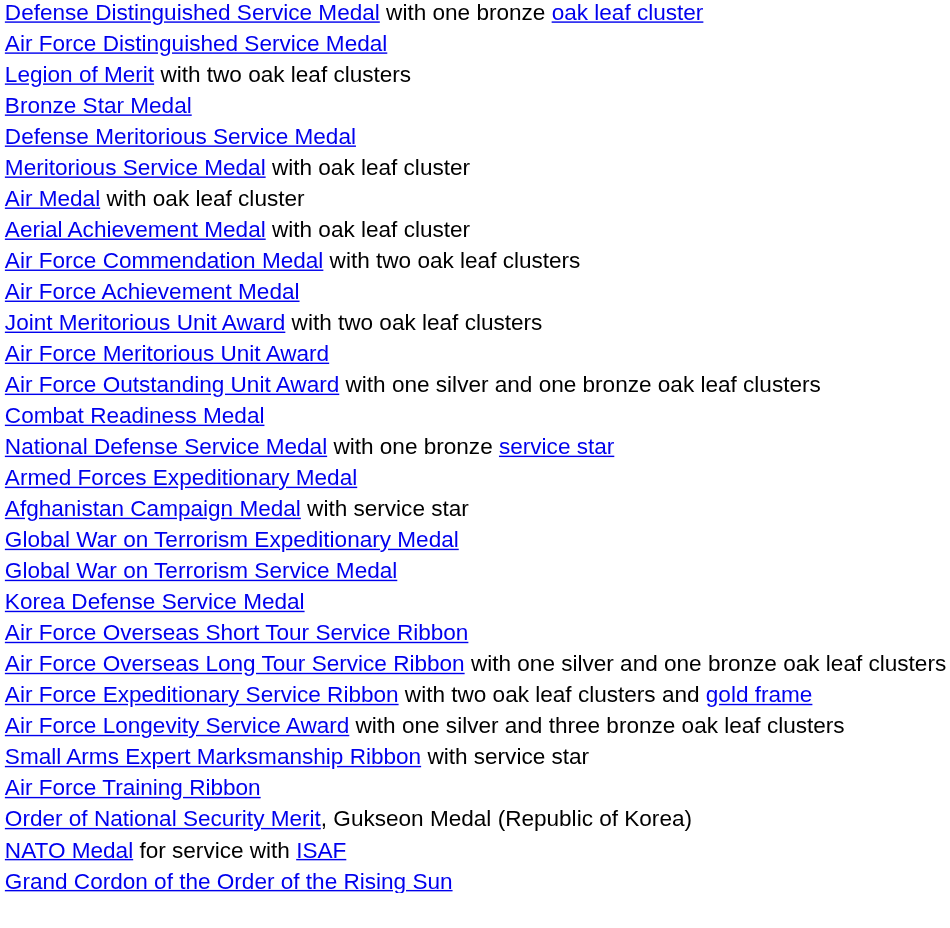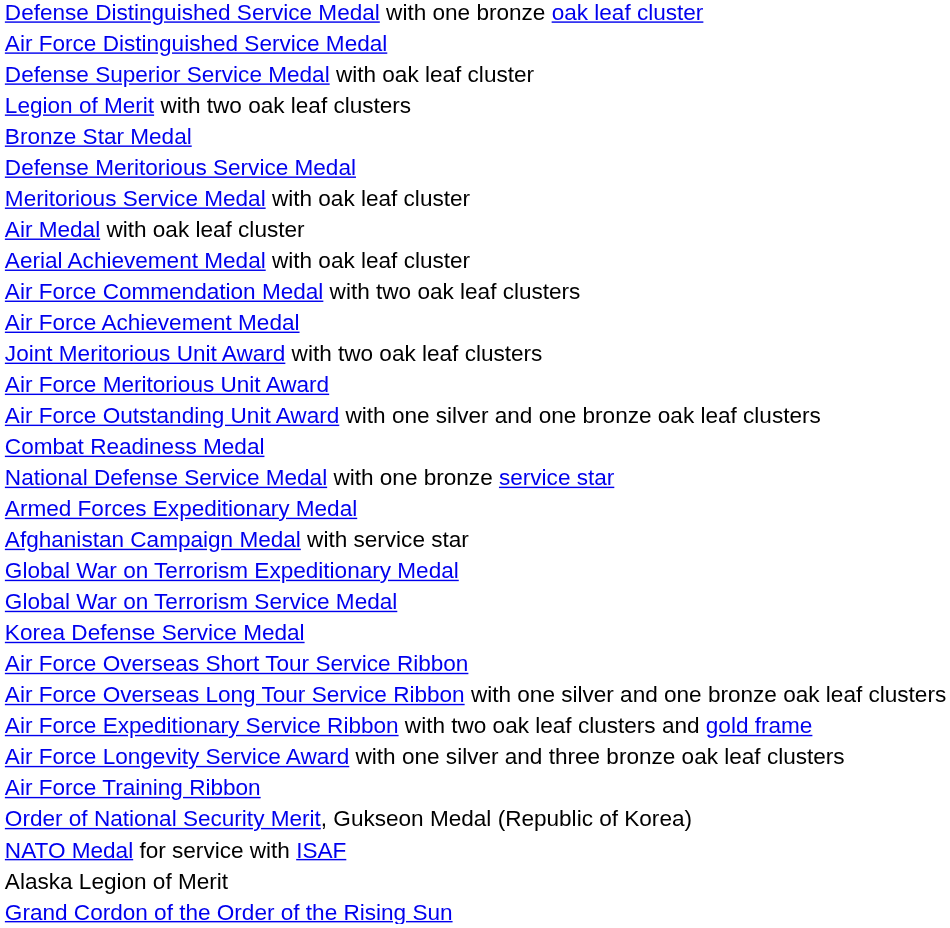+ row: (269, 74)
- row: (297, 757)
+ row: (116, 881)
